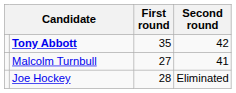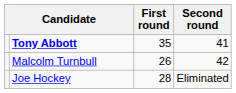(222, 43) 42 -> (222, 43) 41
(165, 61) 27 -> (165, 61) 26
(222, 61) 41 -> (222, 61) 42
